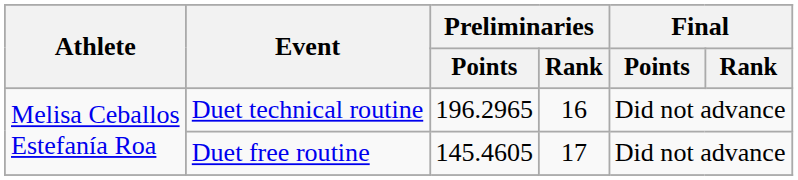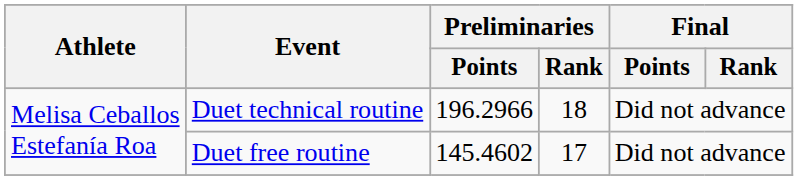(484, 110) 196.2965 -> (484, 110) 196.2966
(574, 110) 16 -> (574, 110) 18
(484, 153) 145.4605 -> (484, 153) 145.4602
